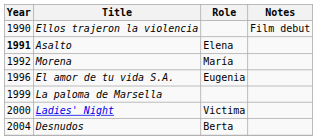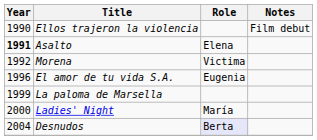(218, 61) María -> (224, 61) Victima
(224, 110) Victima -> (218, 110) María
(218, 127) no background -> (218, 127) lavender background
